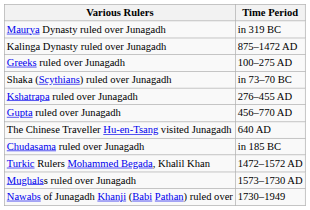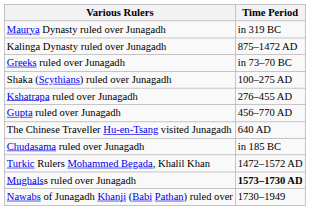(265, 63) 100–275 AD -> (265, 63) in 73–70 BC
(265, 79) in 73–70 BC -> (265, 79) 100–275 AD
(270, 180) normal -> (270, 180) bold
